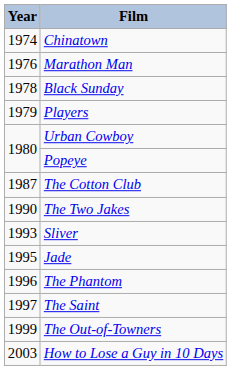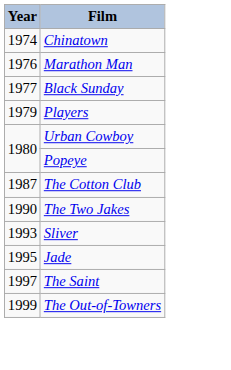(22, 88) 1978 -> (22, 88) 1977
- row: (83, 281)
- row: (134, 353)
